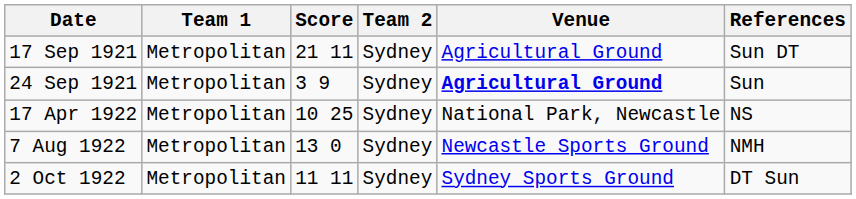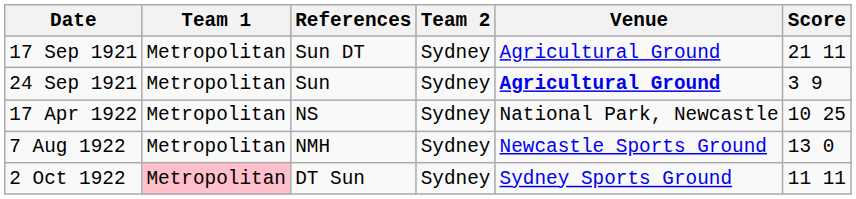columns swapped: (324, 21) <-> (788, 21)
(216, 178) no background -> (216, 178) pink background
